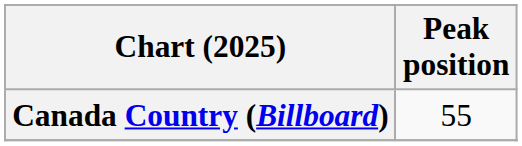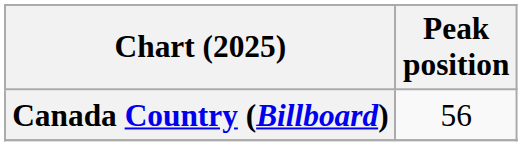(456, 114) 55 -> (456, 114) 56
